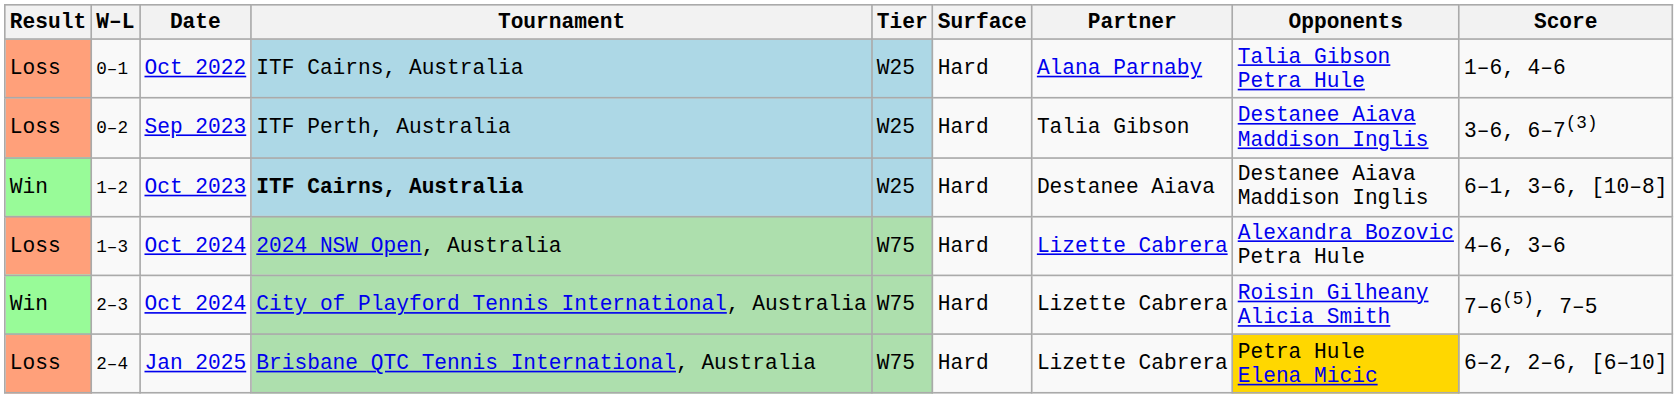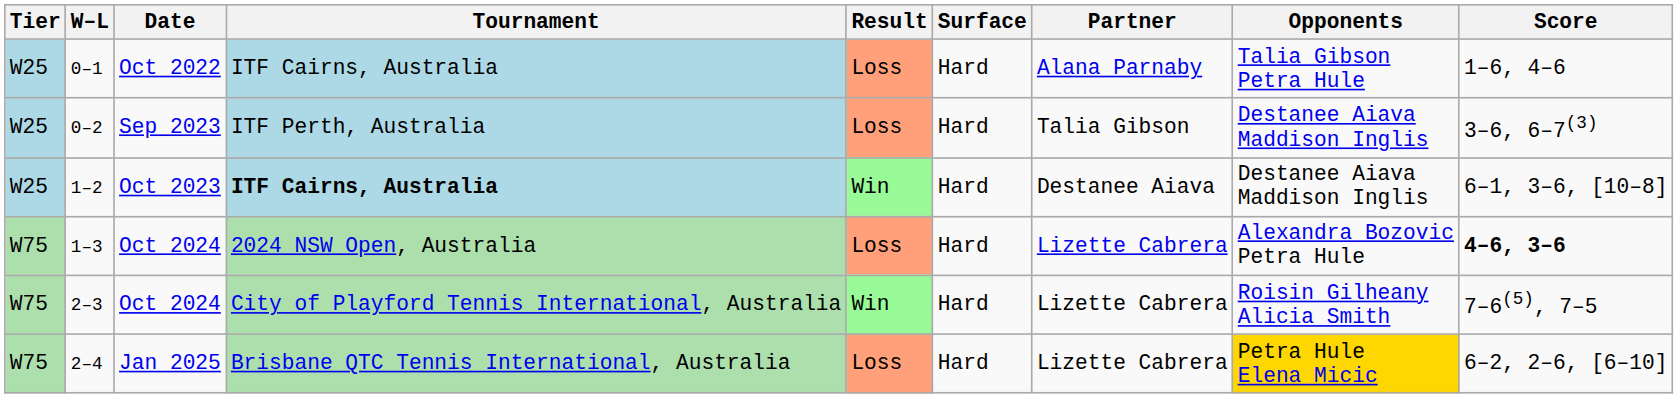columns swapped: (48, 22) <-> (902, 22)
(1515, 246) normal -> (1515, 246) bold
